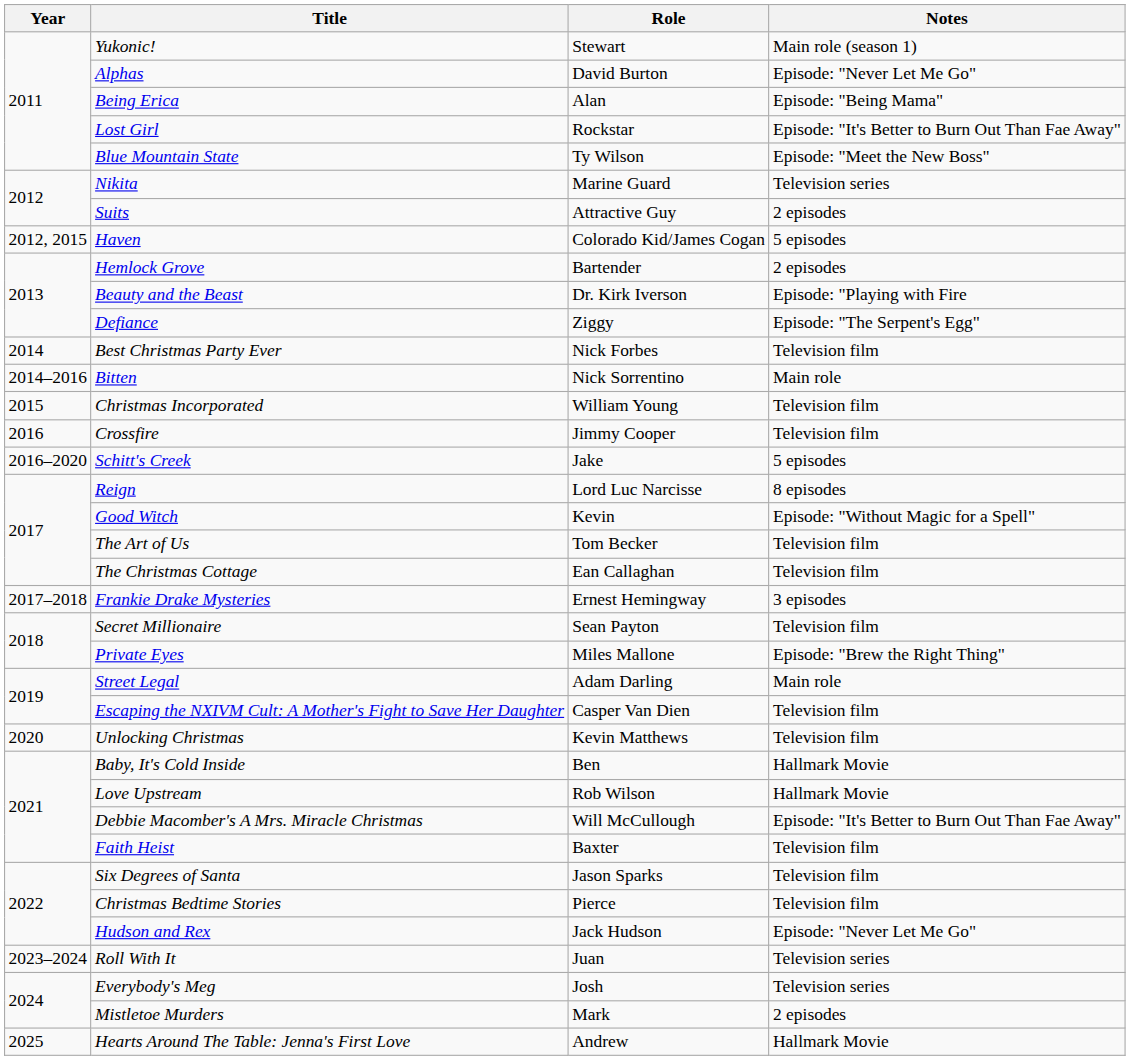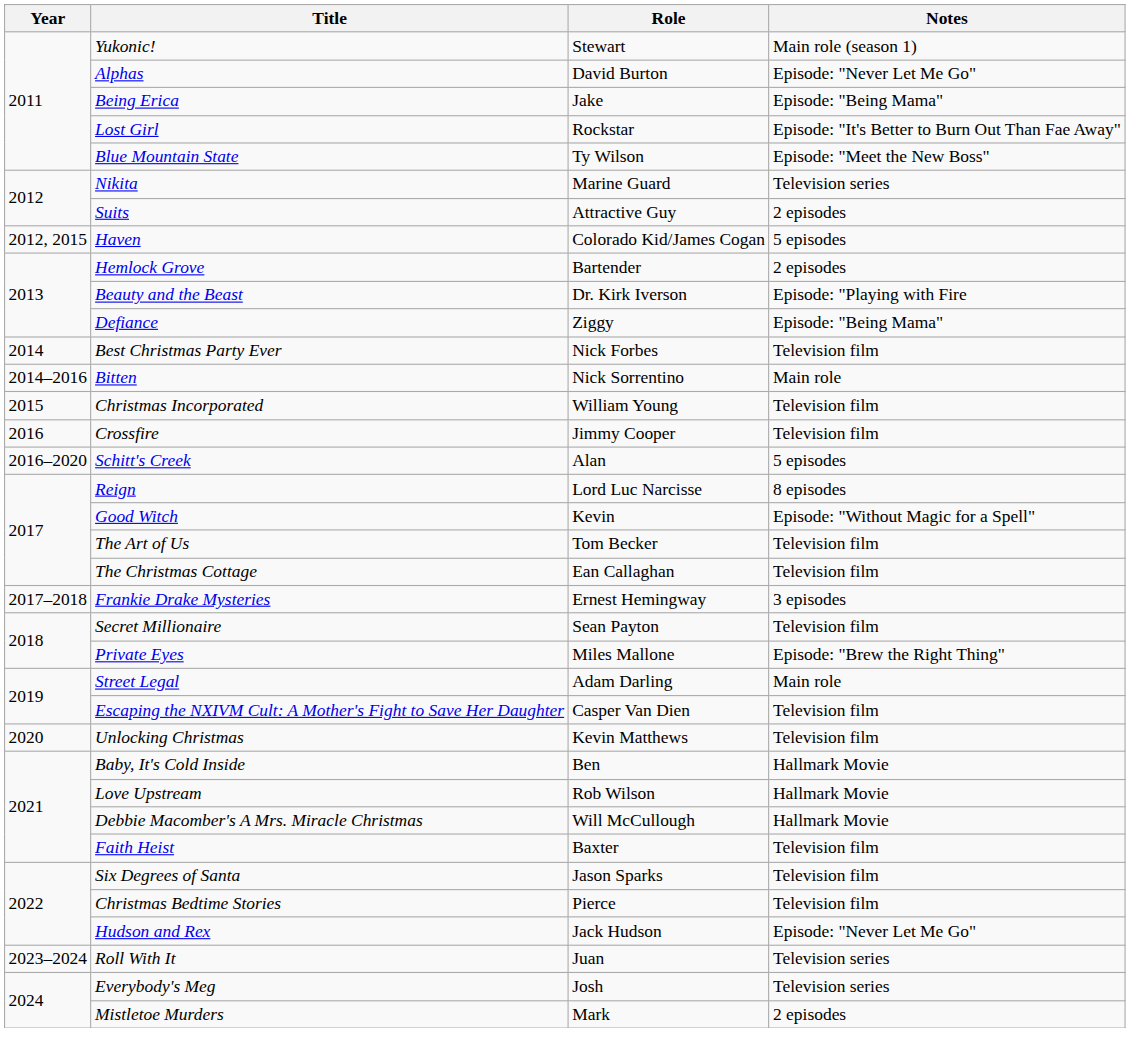(589, 101) Alan -> (588, 101) Jake
(876, 322) Episode: "The Serpent's Egg" -> (858, 322) Episode: "Being Mama"
(588, 460) Jake -> (589, 460) Alan
(947, 820) Episode: "It's Better to Burn Out Than Fae Away" -> (831, 820) Hallmark Movie
- row: (253, 1041)
